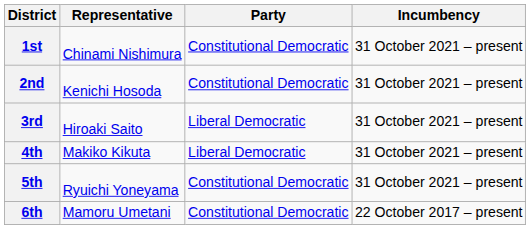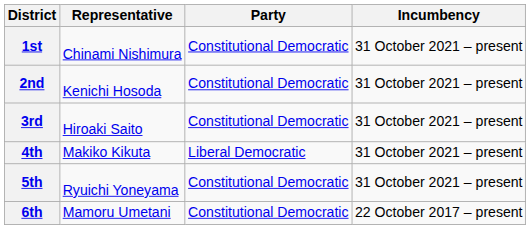(247, 122) Liberal Democratic -> (268, 122) Constitutional Democratic
